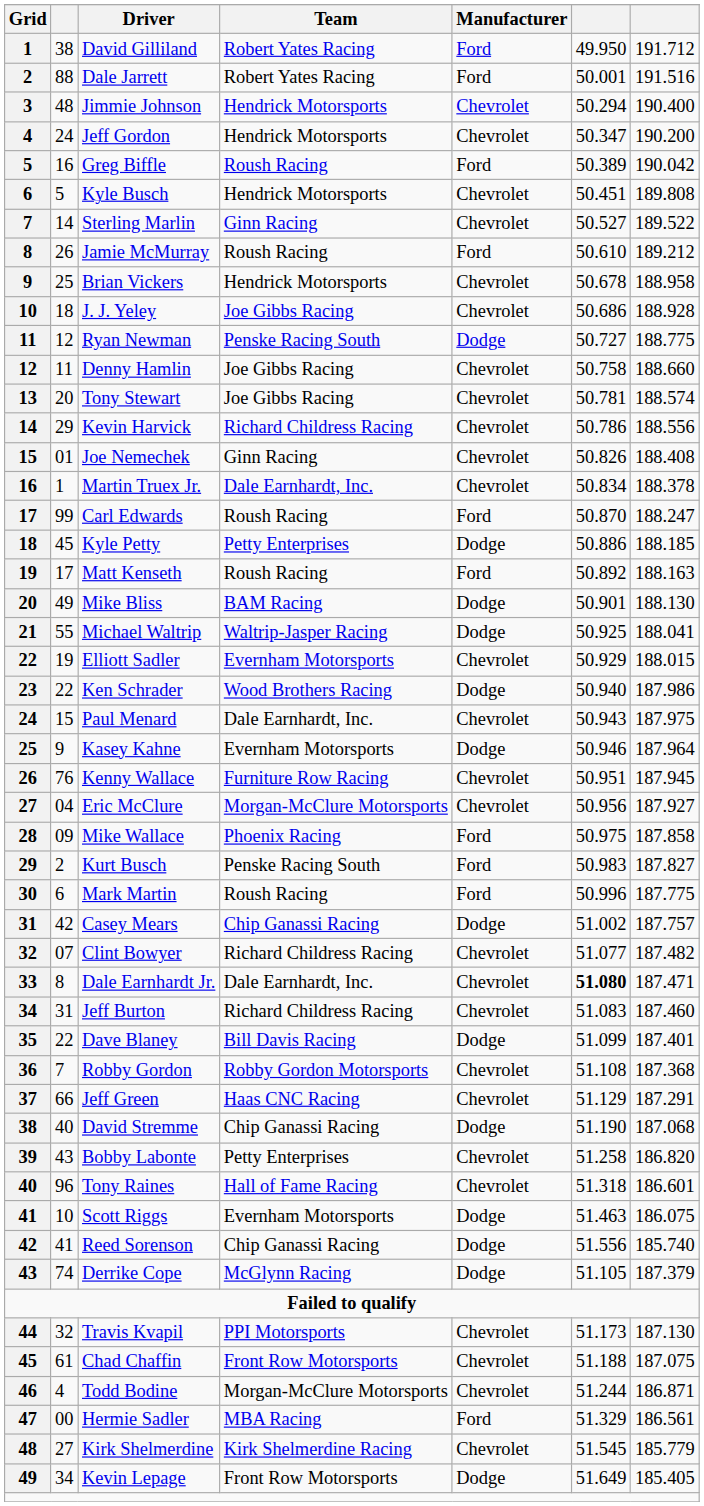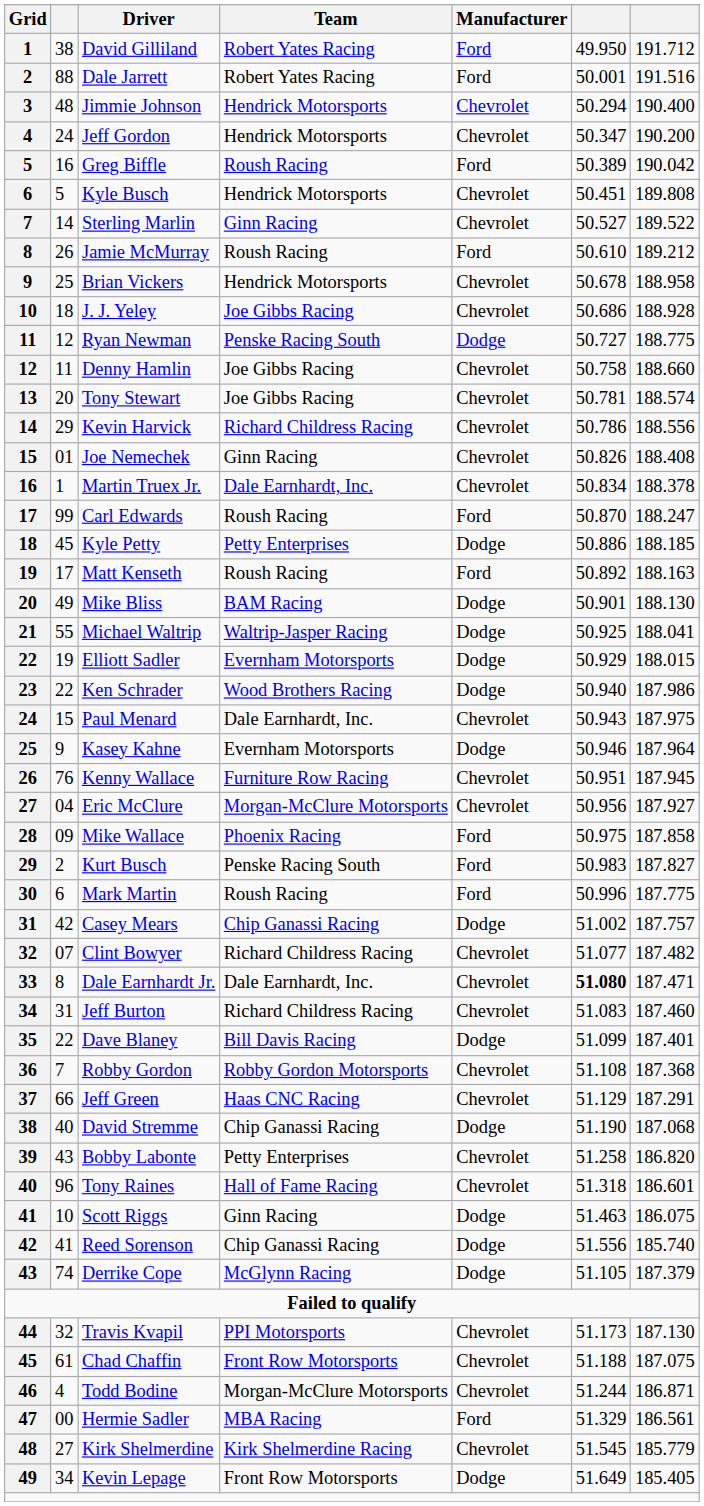(493, 661) Chevrolet -> (481, 661) Dodge
(309, 1215) Evernham Motorsports -> (271, 1215) Ginn Racing
